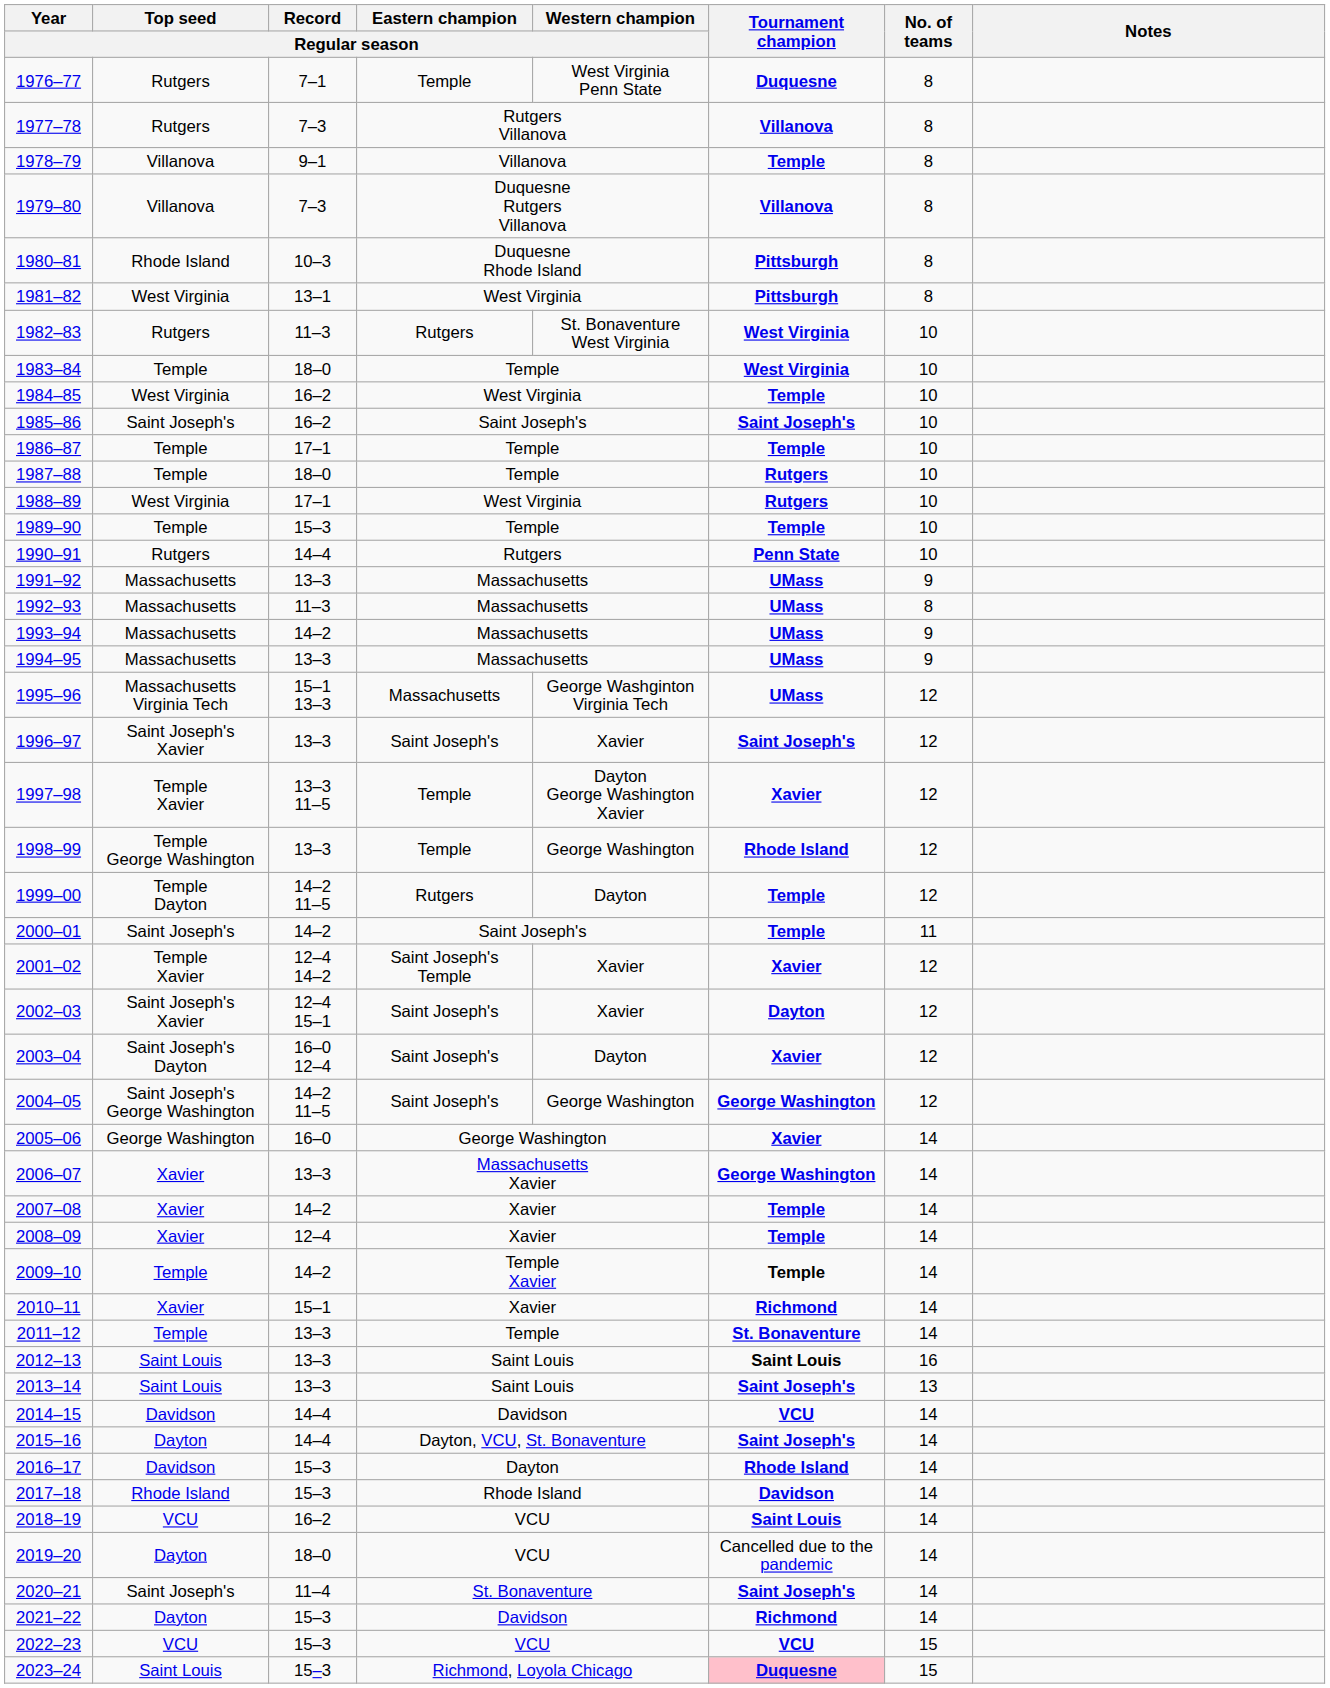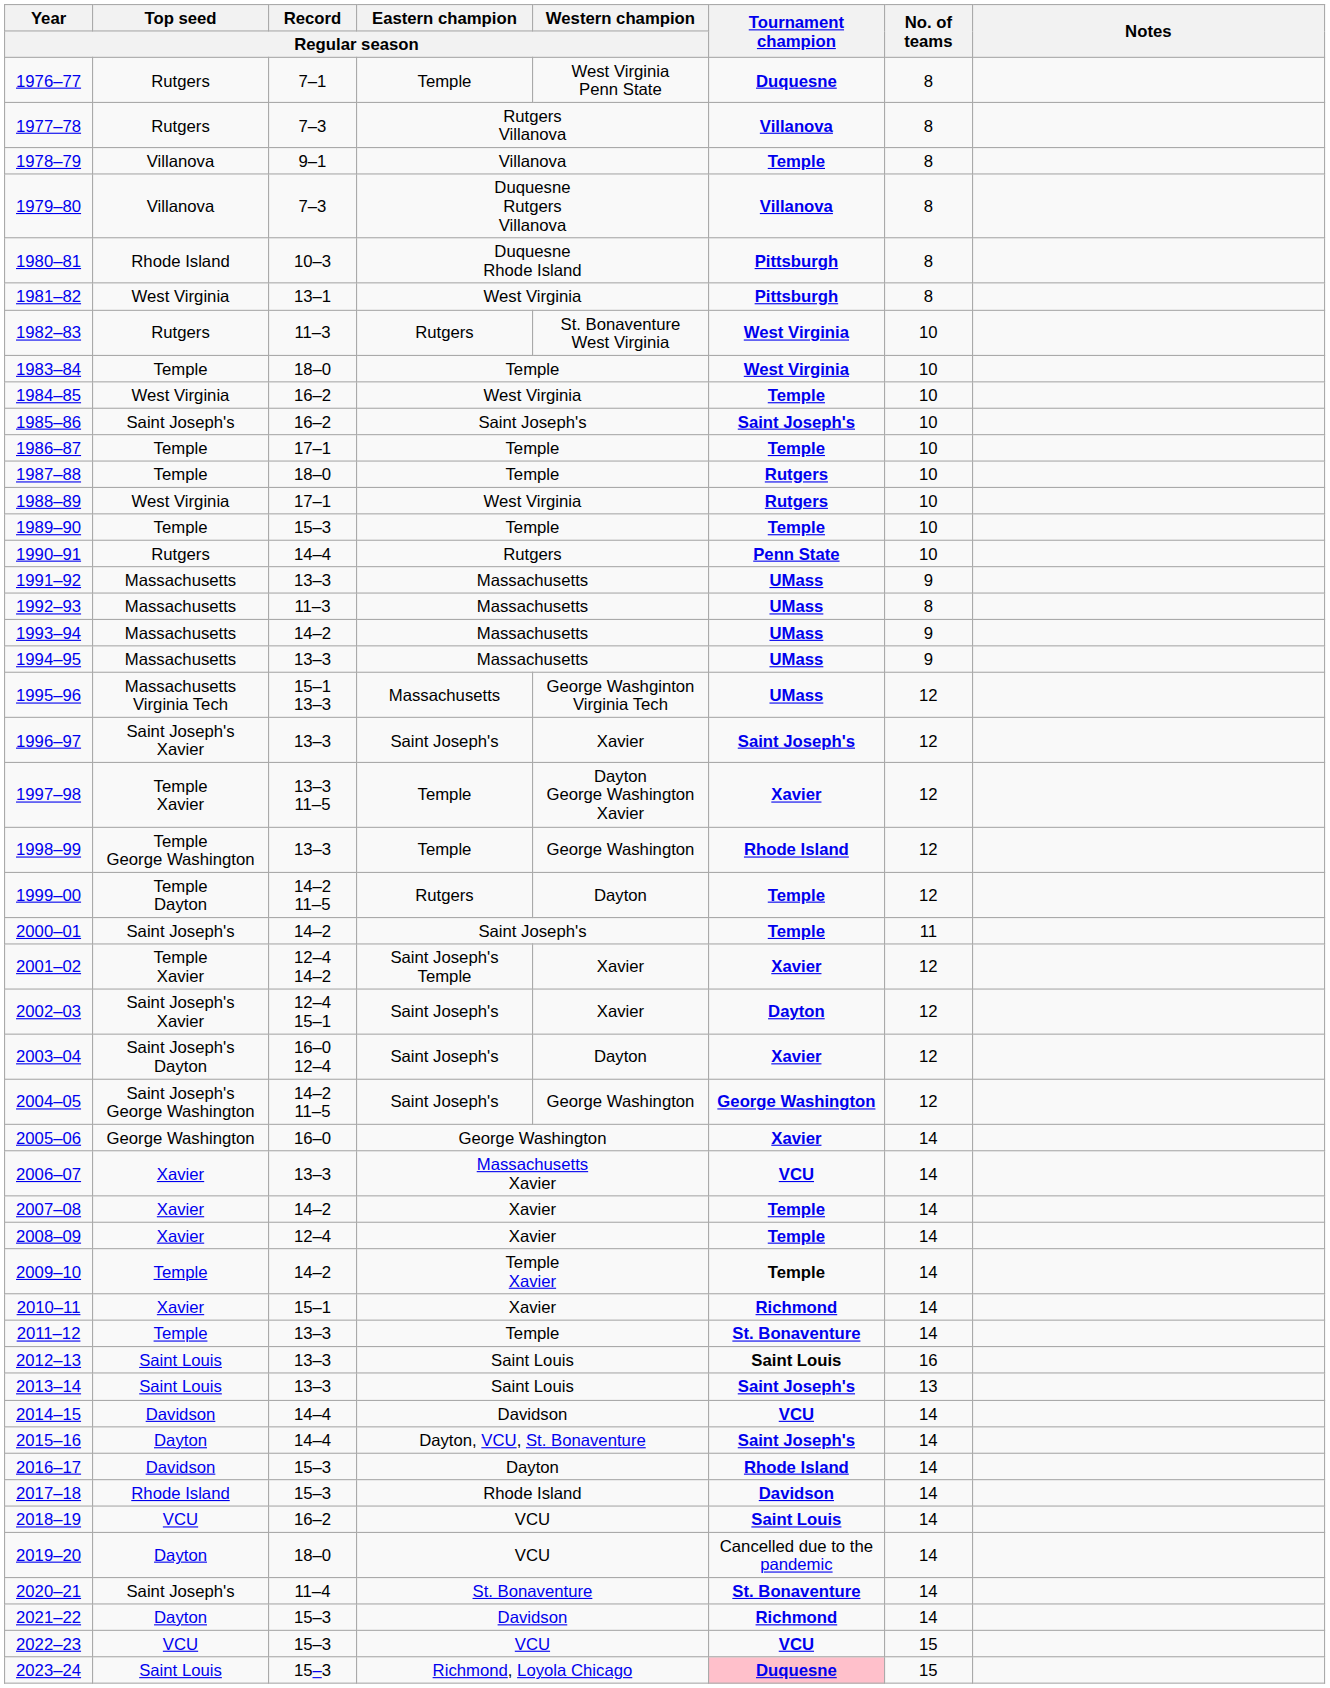(796, 1174) George Washington -> (796, 1174) VCU
(796, 1591) Saint Joseph's -> (796, 1591) St. Bonaventure
